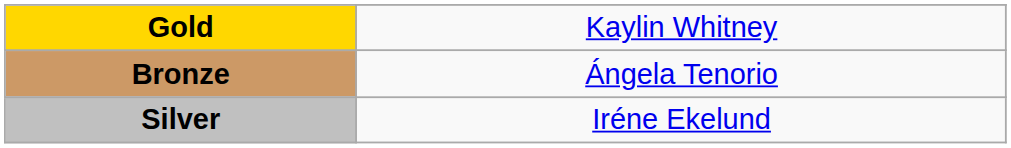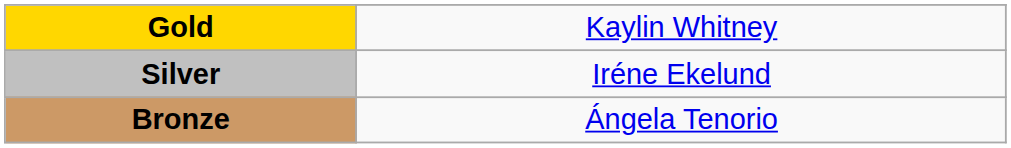rows swapped: (181, 119) <-> (181, 73)
